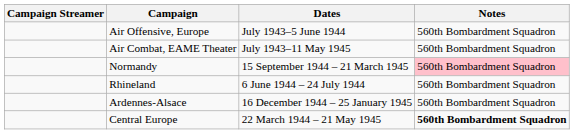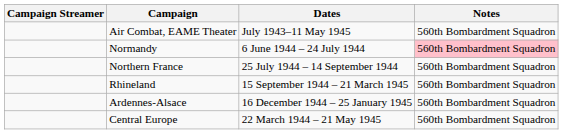- row: (159, 31)
(325, 66) 15 September 1944 – 21 March 1945 -> (303, 48) 6 June 1944 – 24 July 1944
+ row: (146, 66)
(303, 84) 6 June 1944 – 24 July 1944 -> (325, 84) 15 September 1944 – 21 March 1945
(492, 119) bold -> (486, 119) normal
